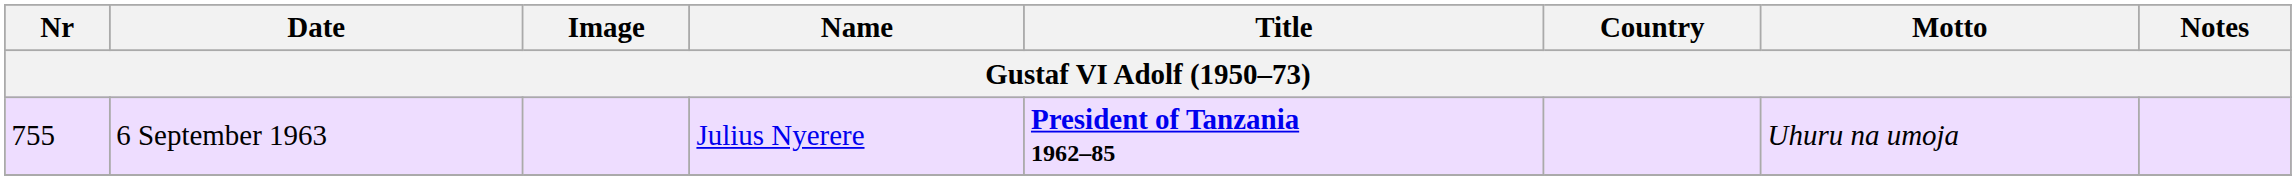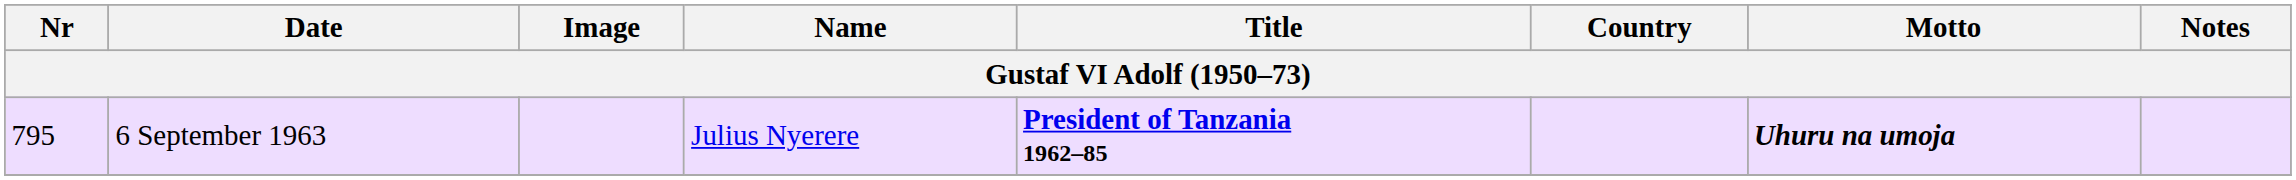(33, 135) 755 -> (33, 135) 795
(1863, 135) normal -> (1855, 135) bold
